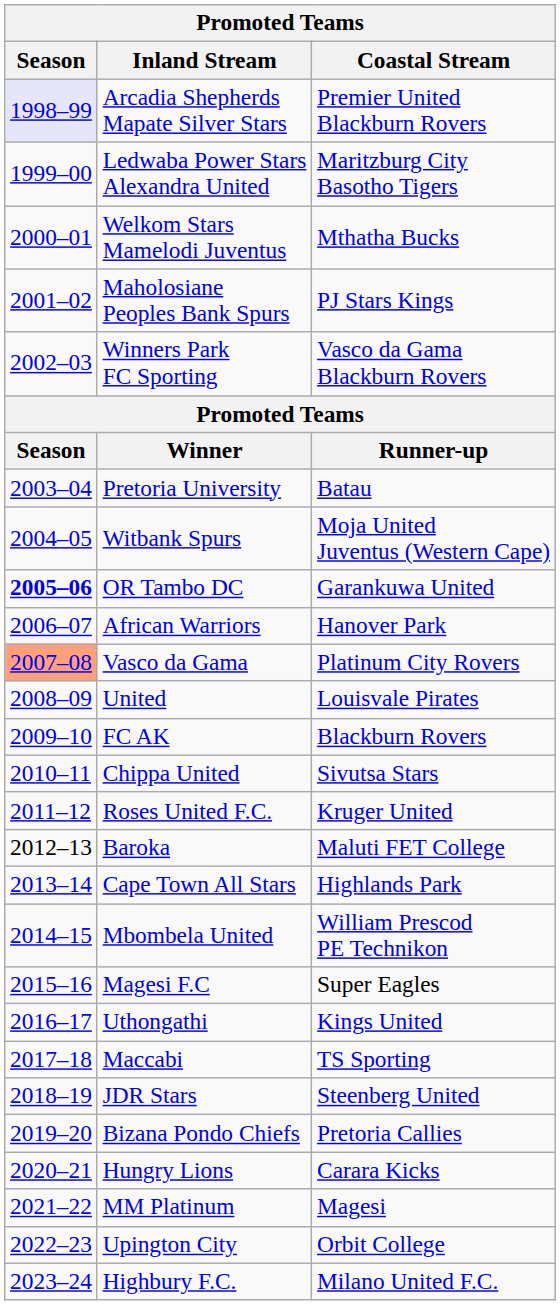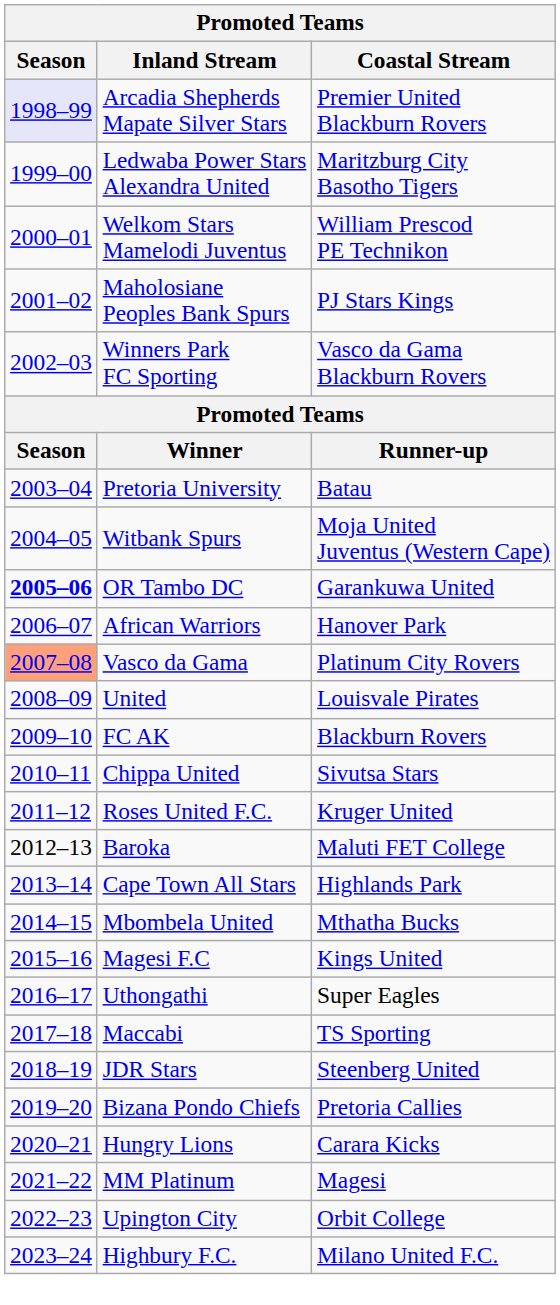(388, 236) Mthatha Bucks -> (395, 236) William Prescod PE Technikon
(395, 934) William Prescod PE Technikon -> (388, 921) Mthatha Bucks
(378, 984) Super Eagles -> (380, 958) Kings United
(380, 1022) Kings United -> (378, 995) Super Eagles
